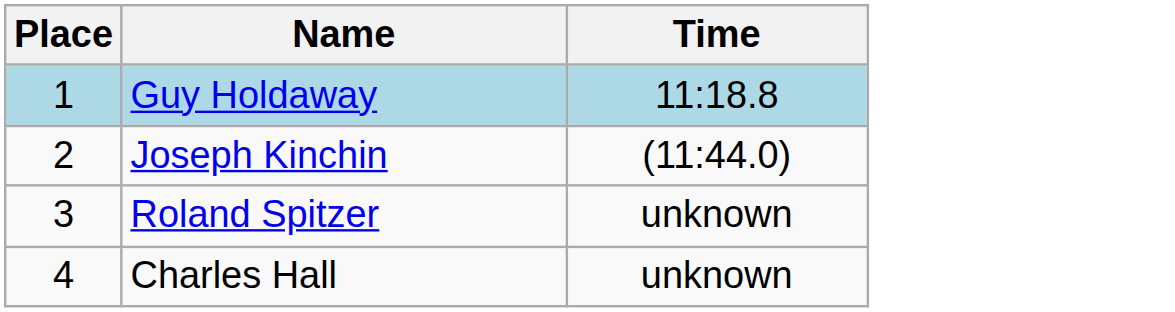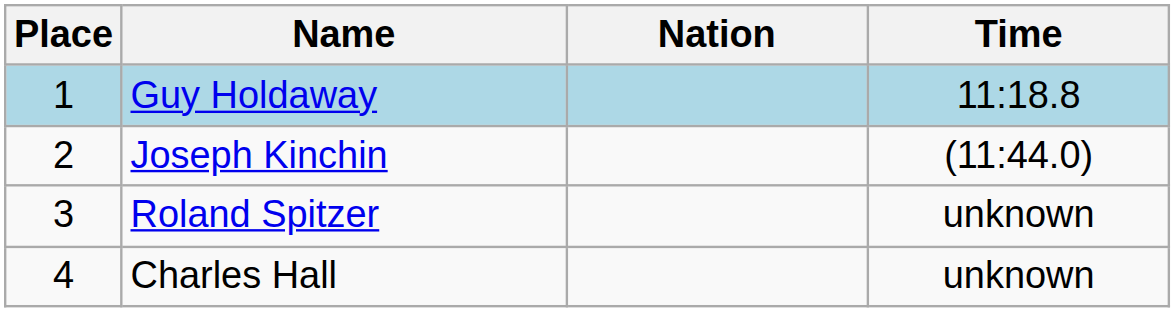+ column: (717, 34)
